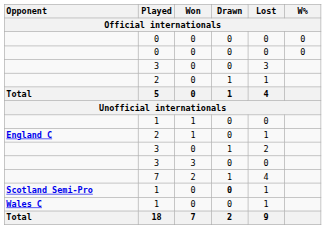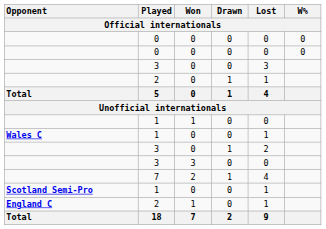rows swapped: (29, 135) <-> (24, 204)
(230, 190) bold -> (230, 190) normal
